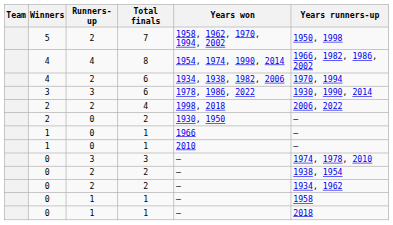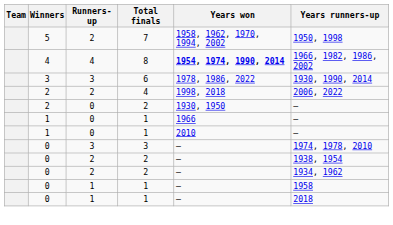(230, 61) normal -> (230, 61) bold
- row: (47, 79)
